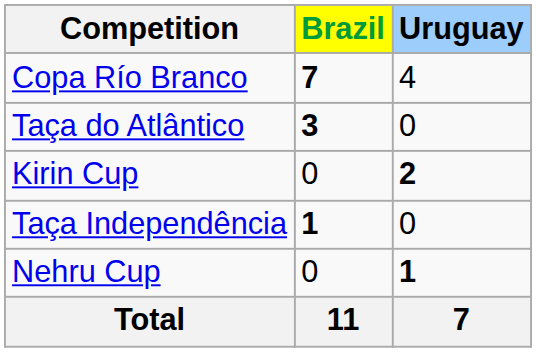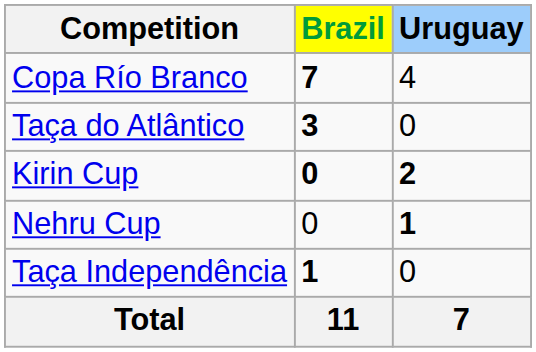(310, 175) normal -> (310, 175) bold
rows swapped: (150, 223) <-> (86, 272)
